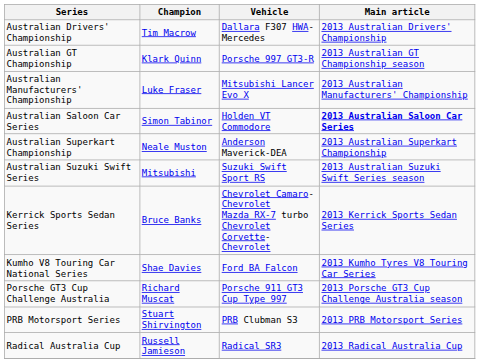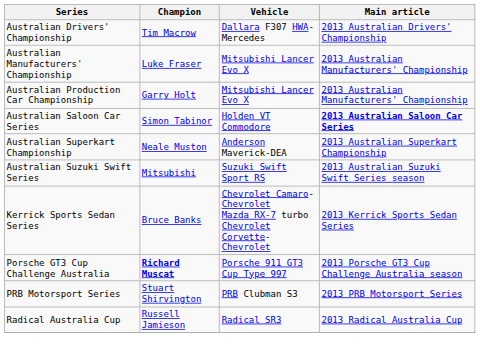- row: (42, 58)
+ row: (63, 95)
- row: (61, 267)
(161, 293) normal -> (161, 267) bold
